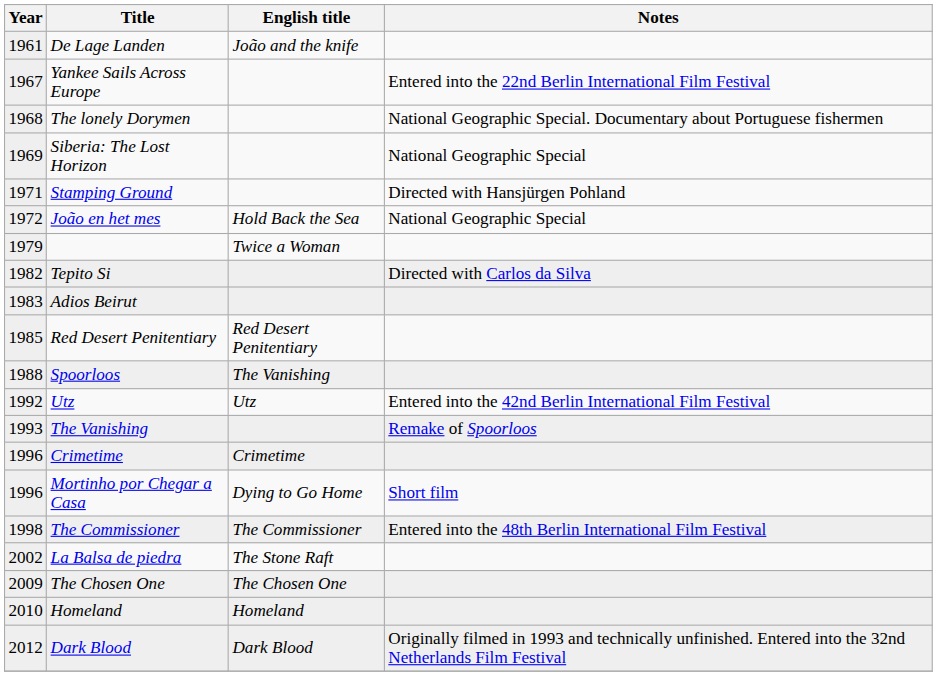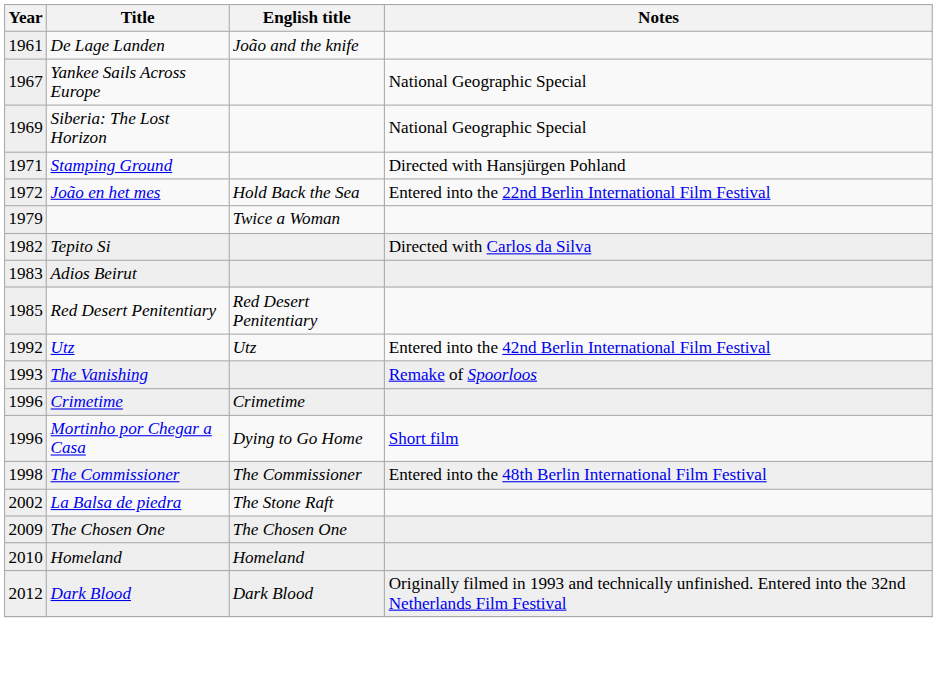(579, 82) Entered into the 22nd Berlin International Film Festival -> (488, 82) National Geographic Special
- row: (26, 118)
(487, 219) National Geographic Special -> (580, 192) Entered into the 22nd Berlin International Film Festival
- row: (26, 374)
